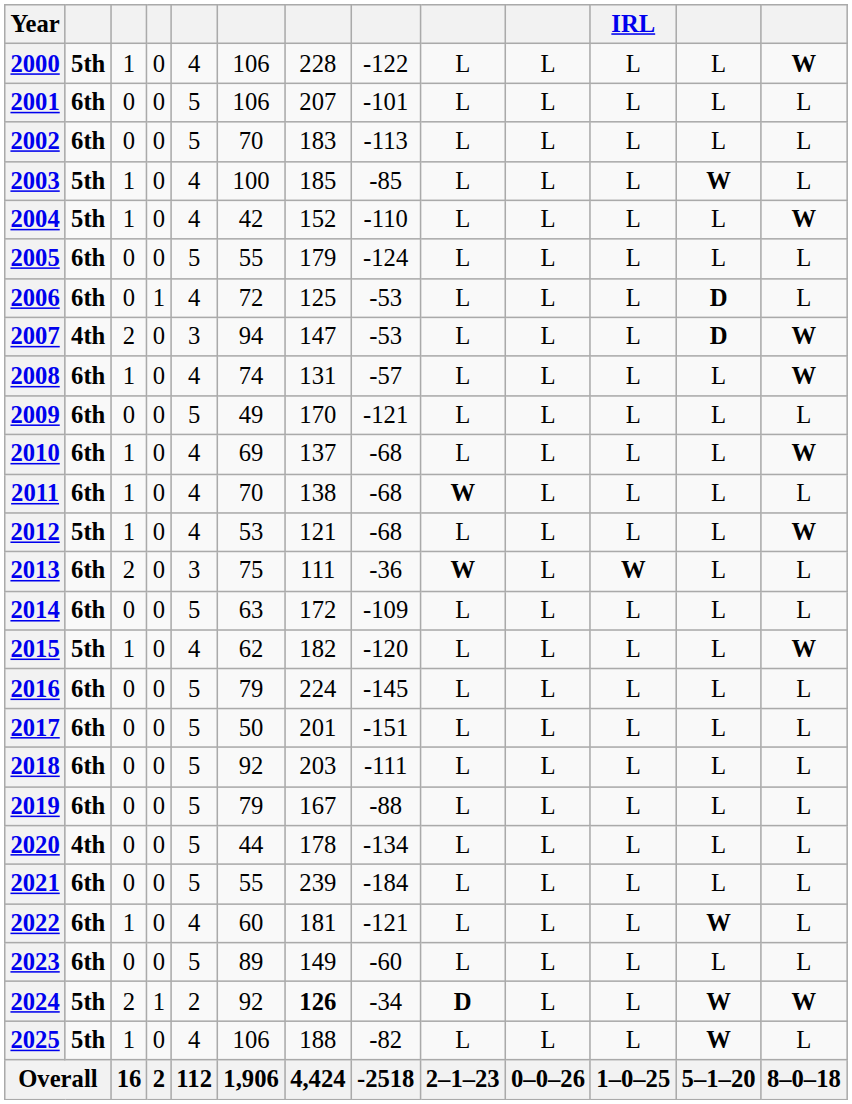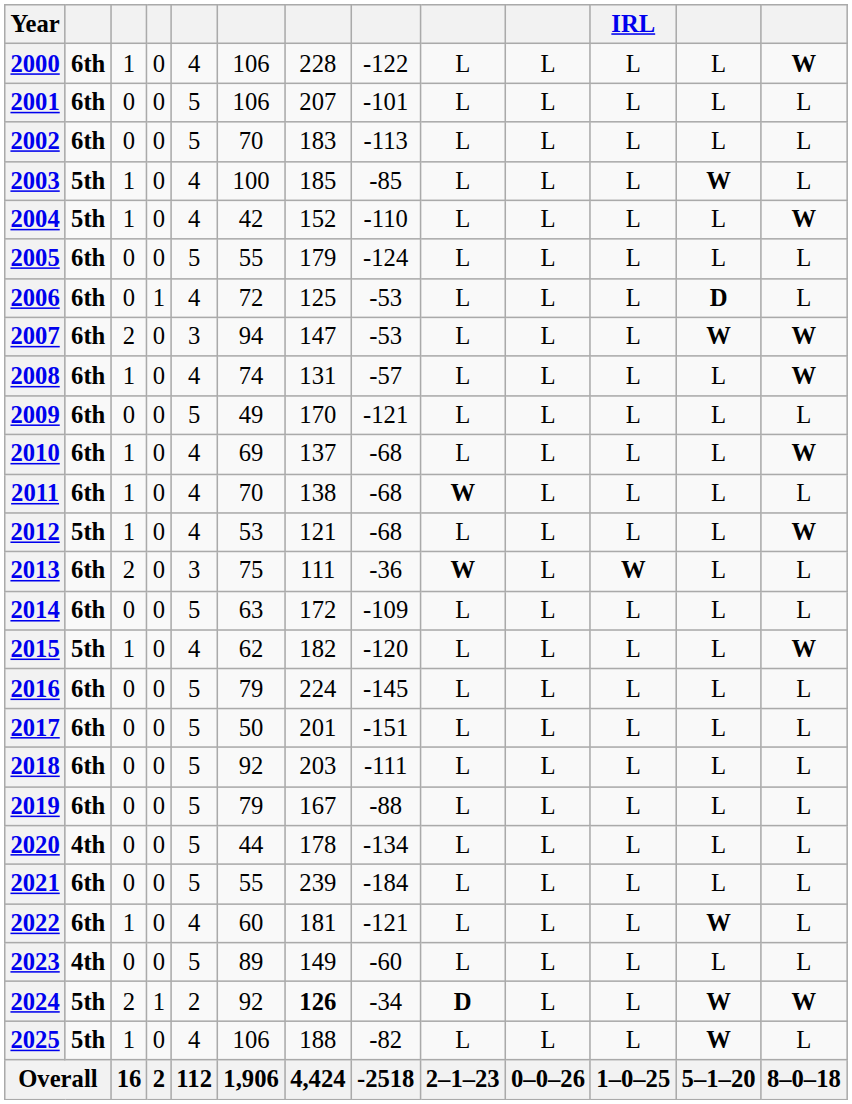(88, 63) 5th -> (88, 63) 6th
(88, 336) 4th -> (88, 336) 6th
(719, 336) D -> (719, 336) W
(88, 961) 6th -> (88, 961) 4th
